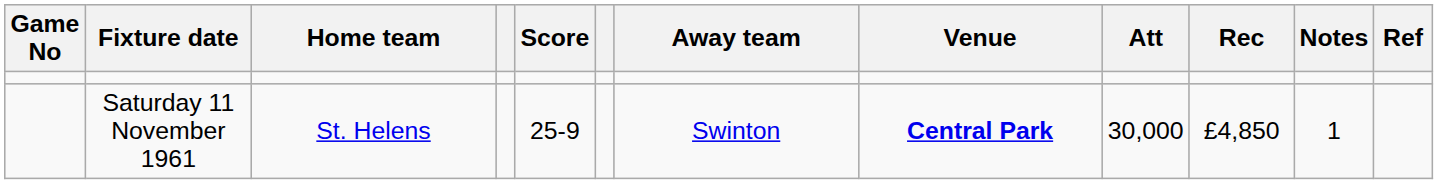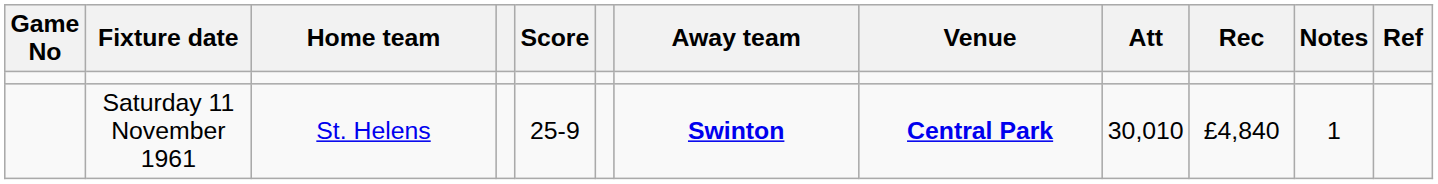(736, 130) normal -> (736, 130) bold
(1146, 130) 30,000 -> (1146, 130) 30,010
(1242, 130) £4,850 -> (1242, 130) £4,840
